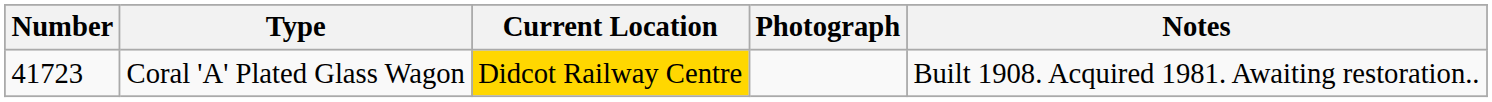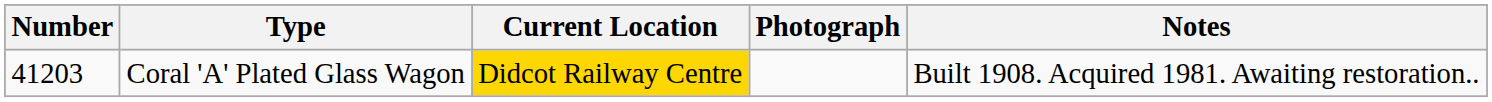(47, 72) 41723 -> (47, 72) 41203
